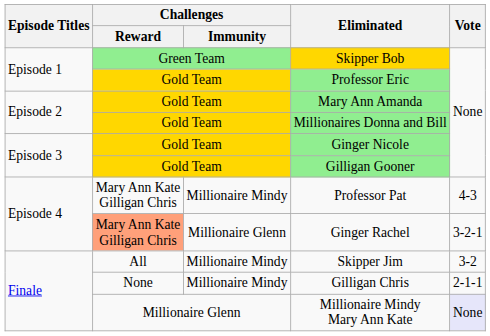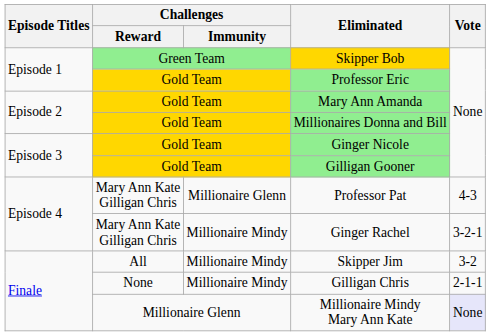(237, 195) Millionaire Mindy -> (237, 195) Millionaire Glenn
(138, 232) lightsalmon background -> (138, 232) no background
(237, 232) Millionaire Glenn -> (237, 232) Millionaire Mindy
